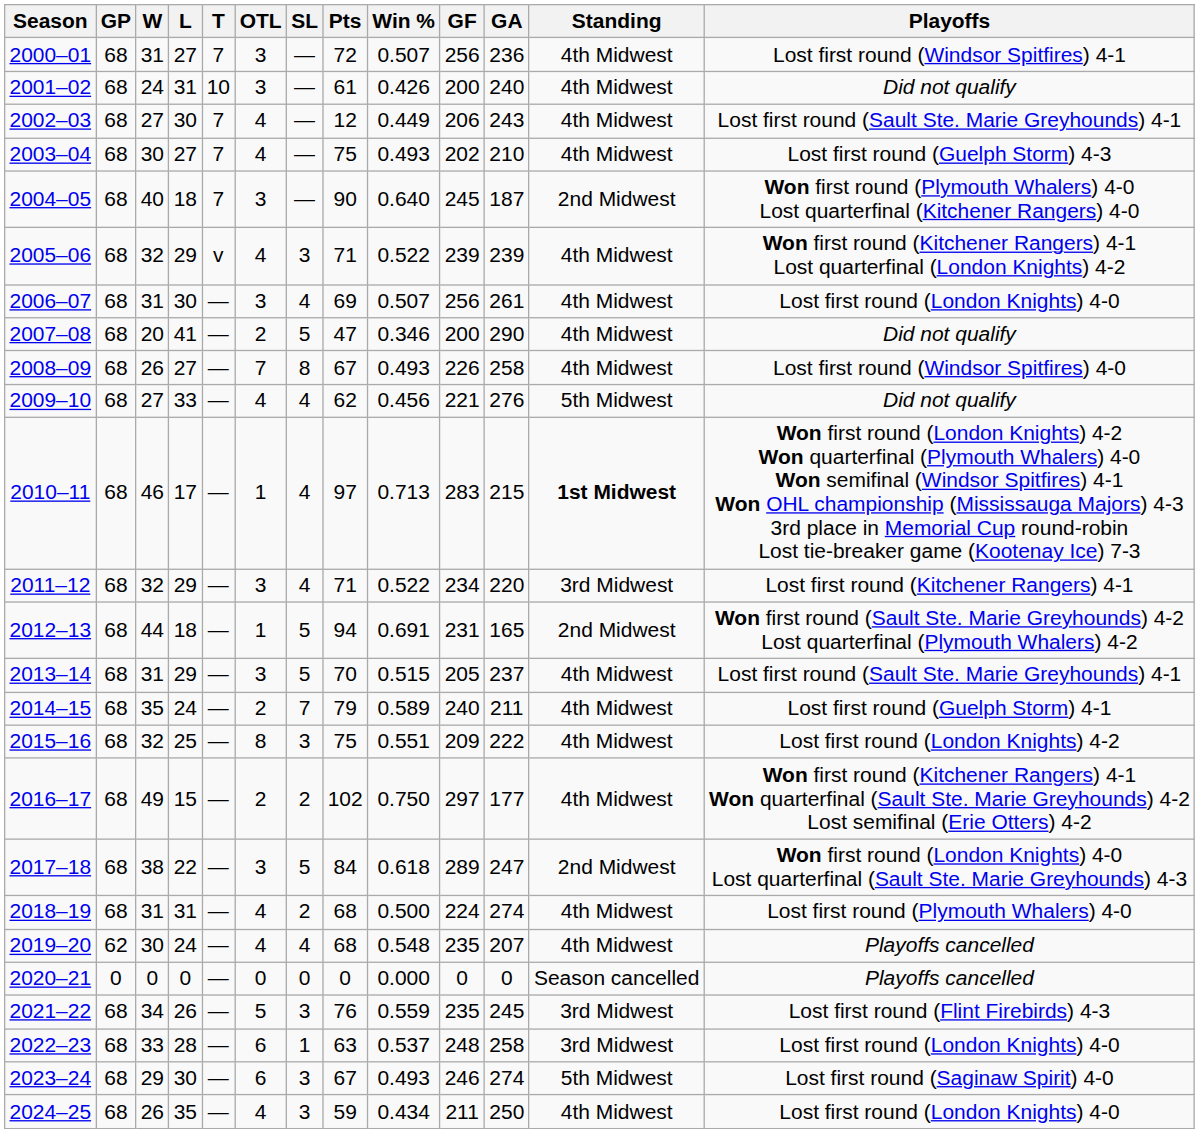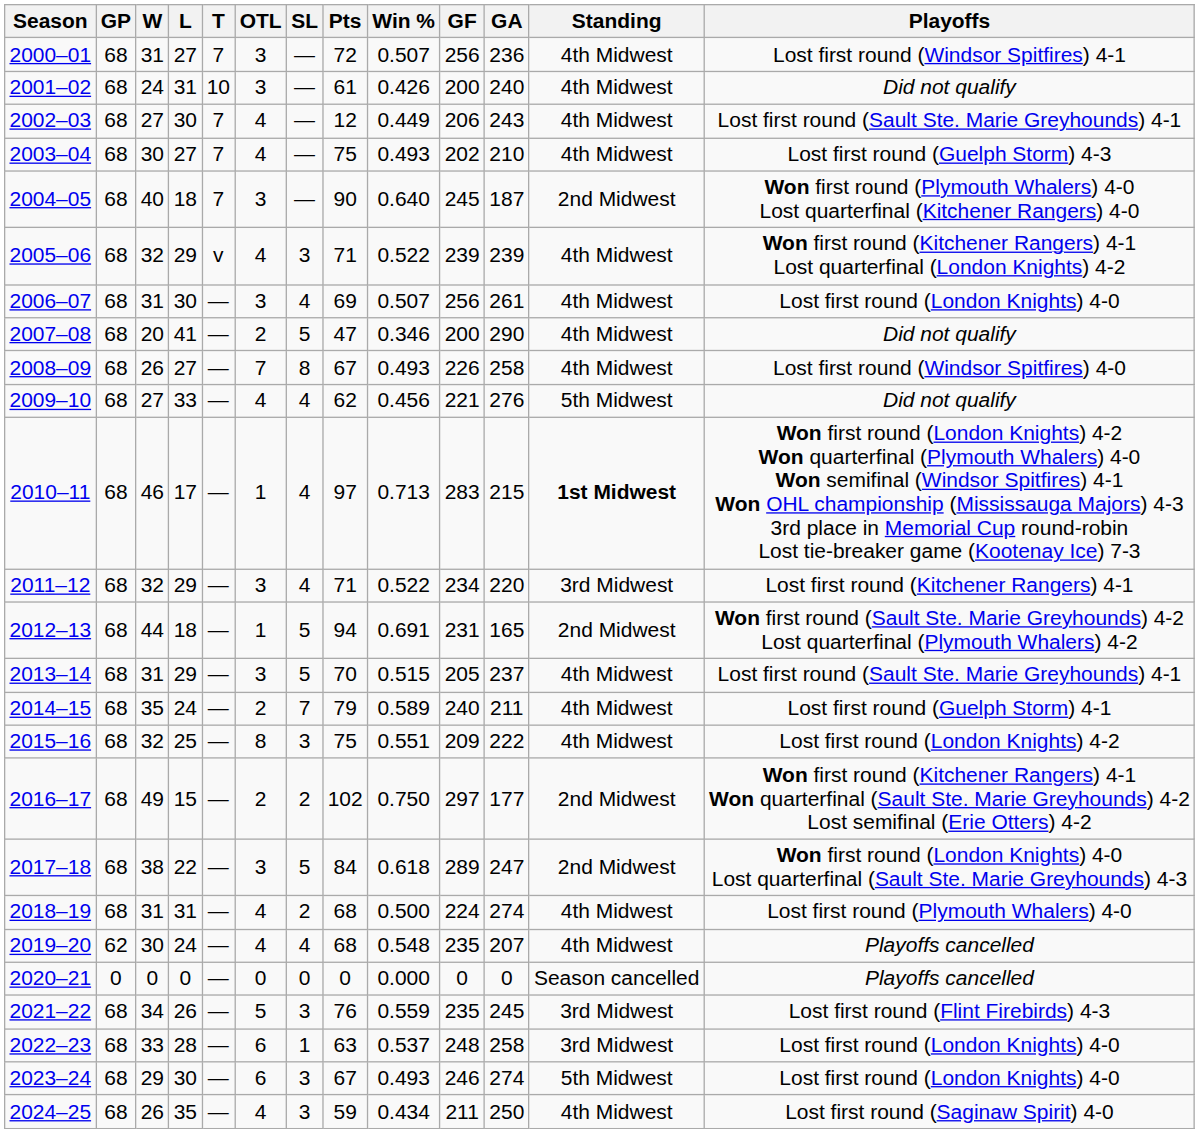(617, 798) 4th Midwest -> (617, 798) 2nd Midwest
(949, 1078) Lost first round (Saginaw Spirit) 4-0 -> (949, 1078) Lost first round (London Knights) 4-0
(949, 1111) Lost first round (London Knights) 4-0 -> (949, 1111) Lost first round (Saginaw Spirit) 4-0
